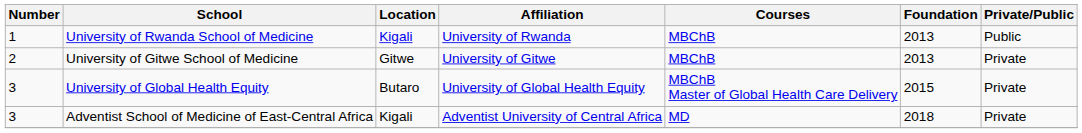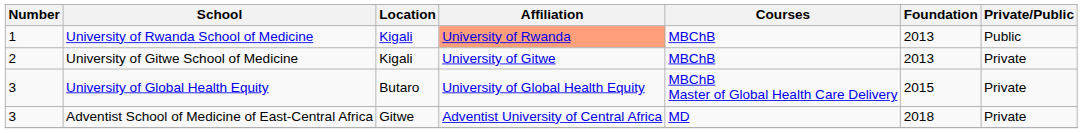(506, 36) no background -> (506, 36) lightsalmon background
(397, 58) Gitwe -> (396, 58) Kigali
(396, 116) Kigali -> (397, 116) Gitwe
